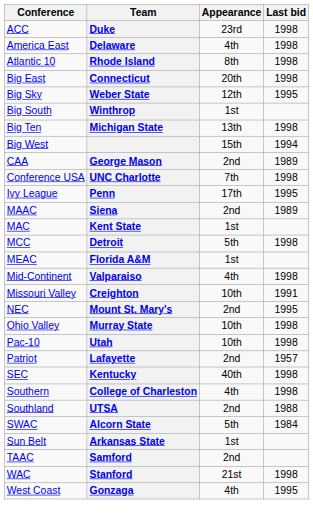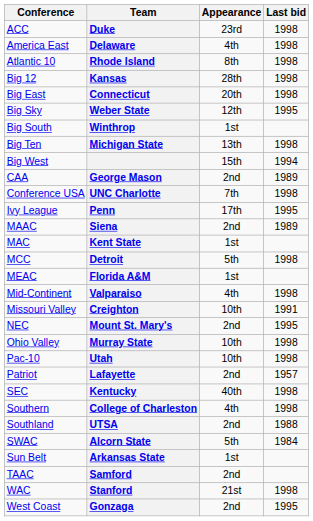+ row: (21, 78)
(232, 491) 4th -> (232, 507) 2nd
